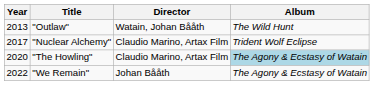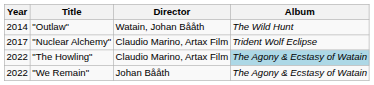(17, 27) 2013 -> (17, 27) 2014
(17, 57) 2020 -> (17, 57) 2022
